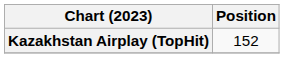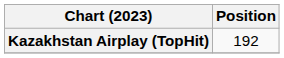(246, 40) 152 -> (246, 40) 192
